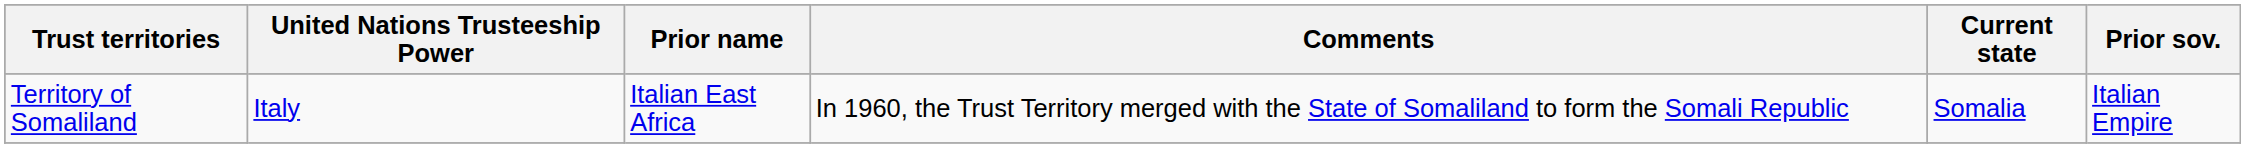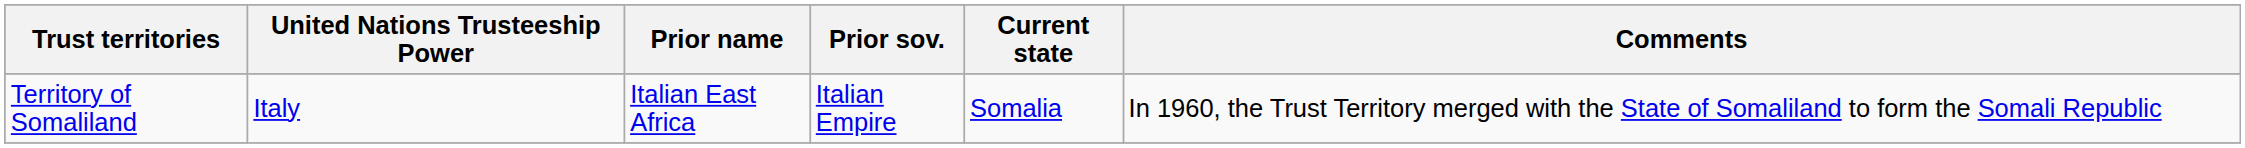columns swapped: (2163, 40) <-> (1369, 40)
